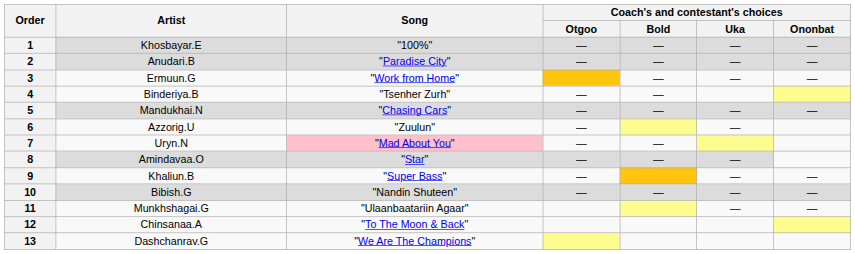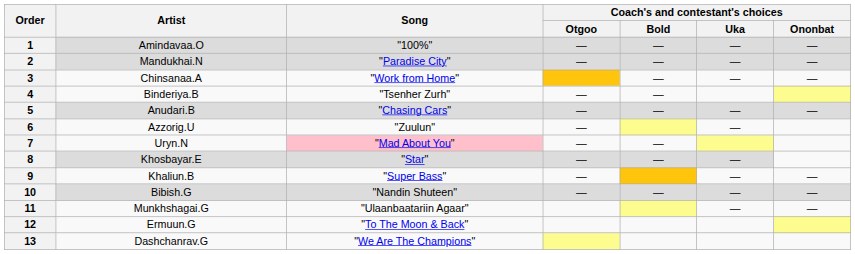(171, 45) Khosbayar.E -> (171, 45) Amindavaa.O
(171, 61) Anudari.B -> (171, 61) Mandukhai.N
(171, 78) Ermuun.G -> (171, 78) Chinsanaa.A
(171, 110) Mandukhai.N -> (171, 110) Anudari.B
(171, 159) Amindavaa.O -> (171, 159) Khosbayar.E
(171, 225) Chinsanaa.A -> (171, 225) Ermuun.G
